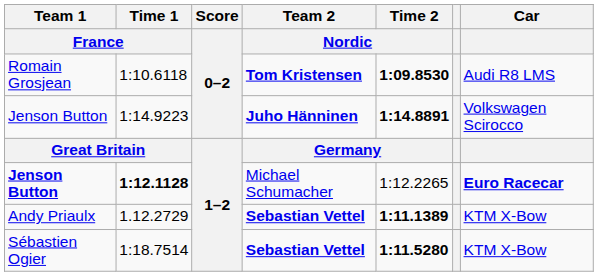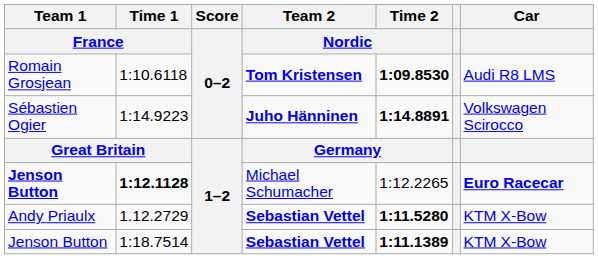(58, 116) Jenson Button -> (43, 116) Sébastien Ogier
(414, 216) 1:11.1389 -> (414, 216) 1:11.5280
(43, 250) Sébastien Ogier -> (58, 241) Jenson Button
(414, 250) 1:11.5280 -> (414, 241) 1:11.1389
